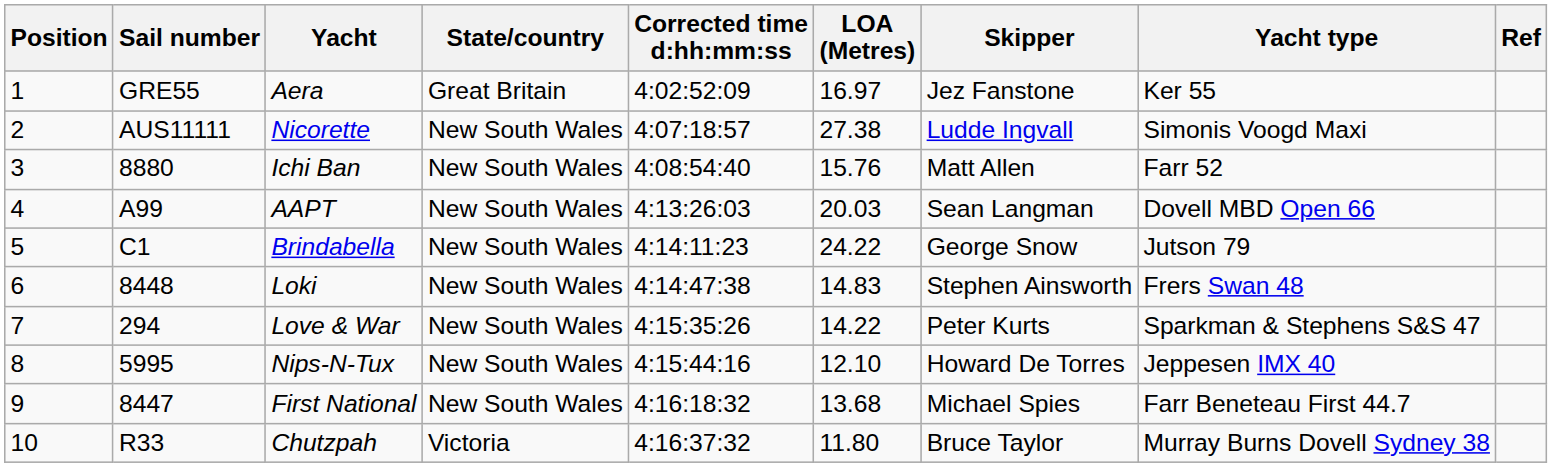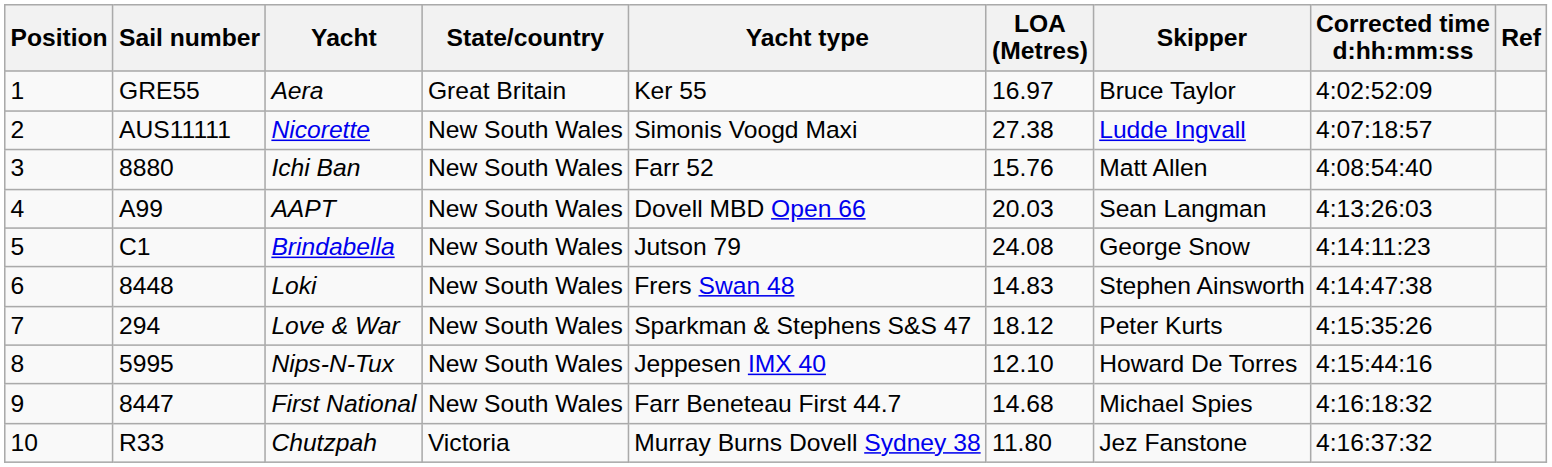columns swapped: (1317, 37) <-> (721, 37)
(1001, 90) Jez Fanstone -> (1167, 90) Bruce Taylor
(850, 247) 24.22 -> (1023, 247) 24.08
(850, 325) 14.22 -> (1023, 325) 18.12
(850, 403) 13.68 -> (1023, 403) 14.68
(995, 442) Bruce Taylor -> (1173, 442) Jez Fanstone
